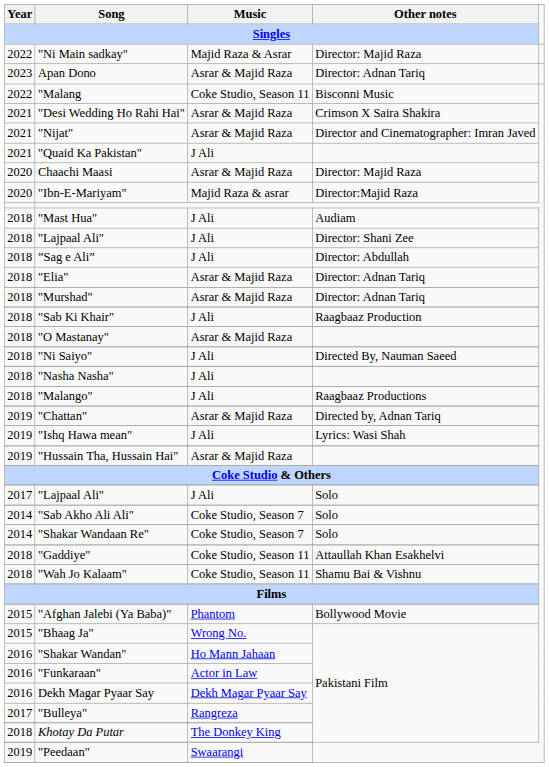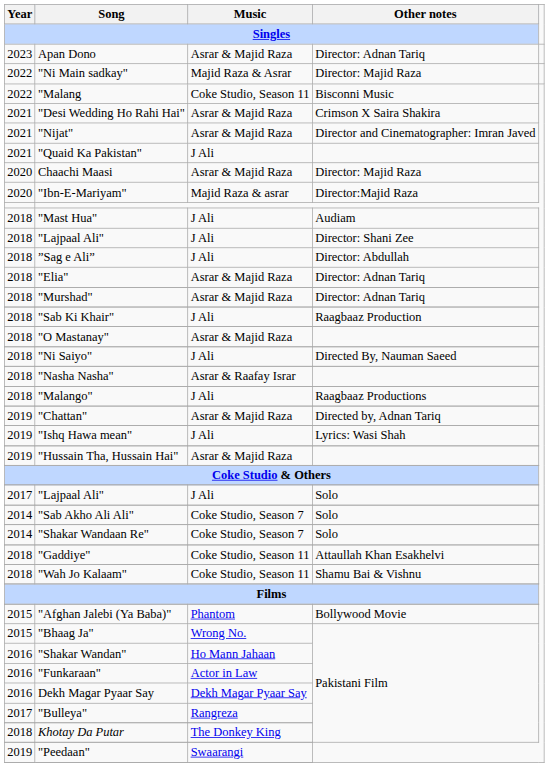rows swapped: (67, 73) <-> (83, 53)
(202, 376) J Ali -> (243, 376) Asrar & Raafay Israr
